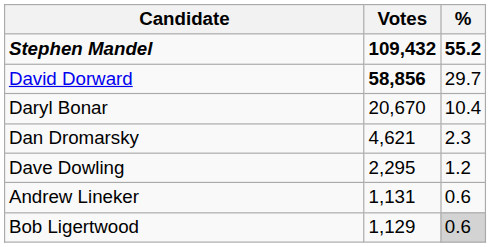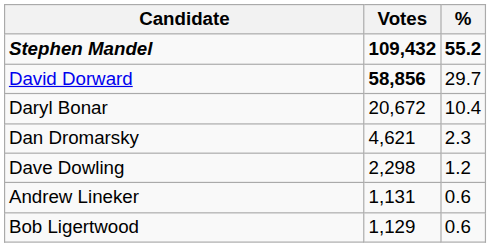(397, 108) 20,670 -> (397, 108) 20,672
(392, 167) 2,295 -> (392, 167) 2,298
(458, 227) lightgrey background -> (458, 227) no background
